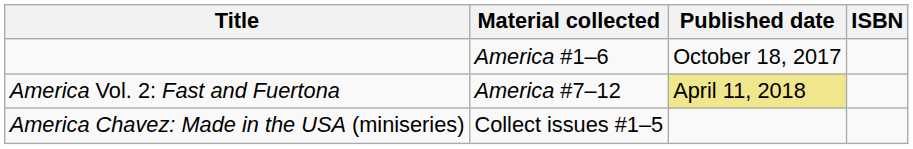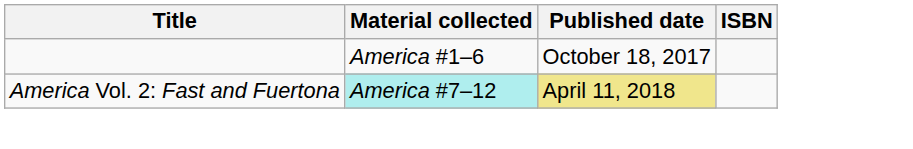(548, 90) no background -> (423, 90) paleturquoise background
- row: (237, 125)
